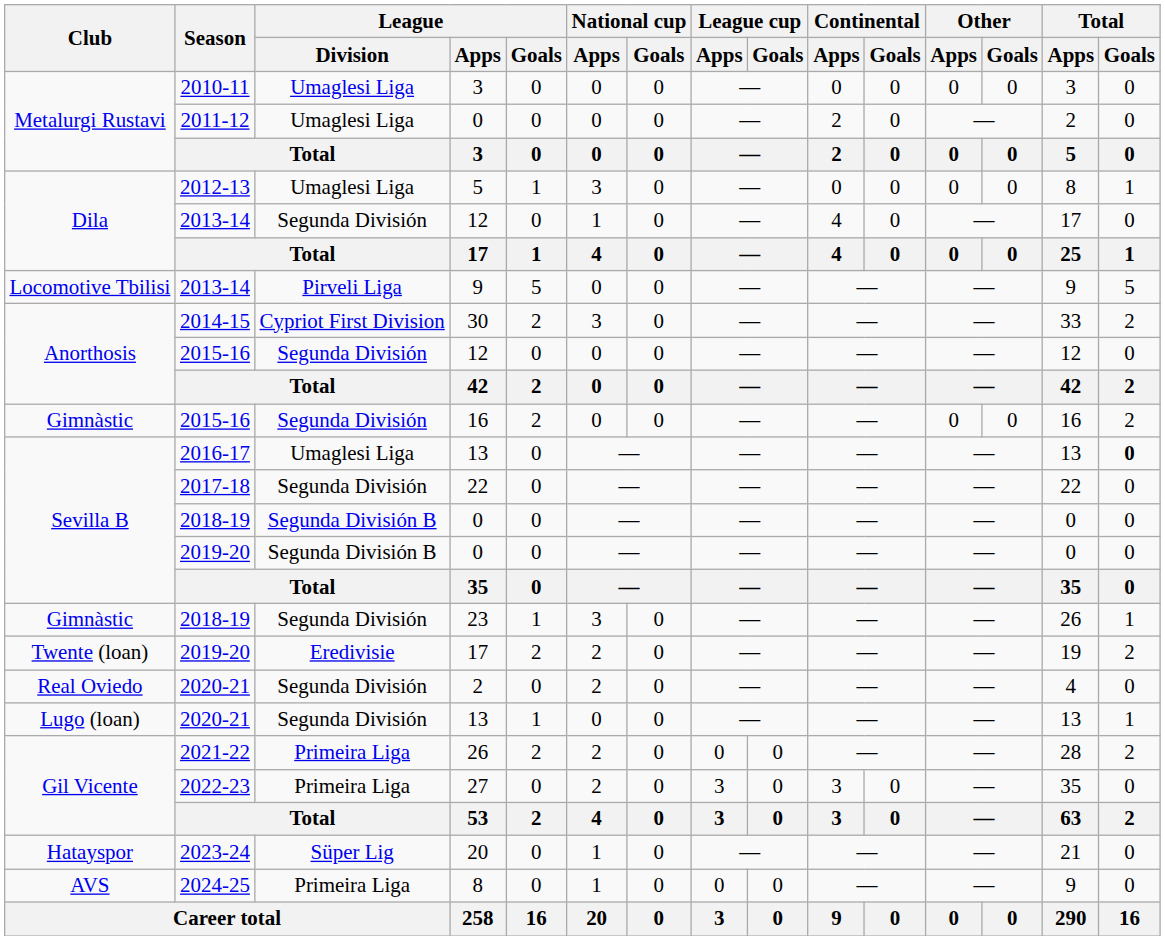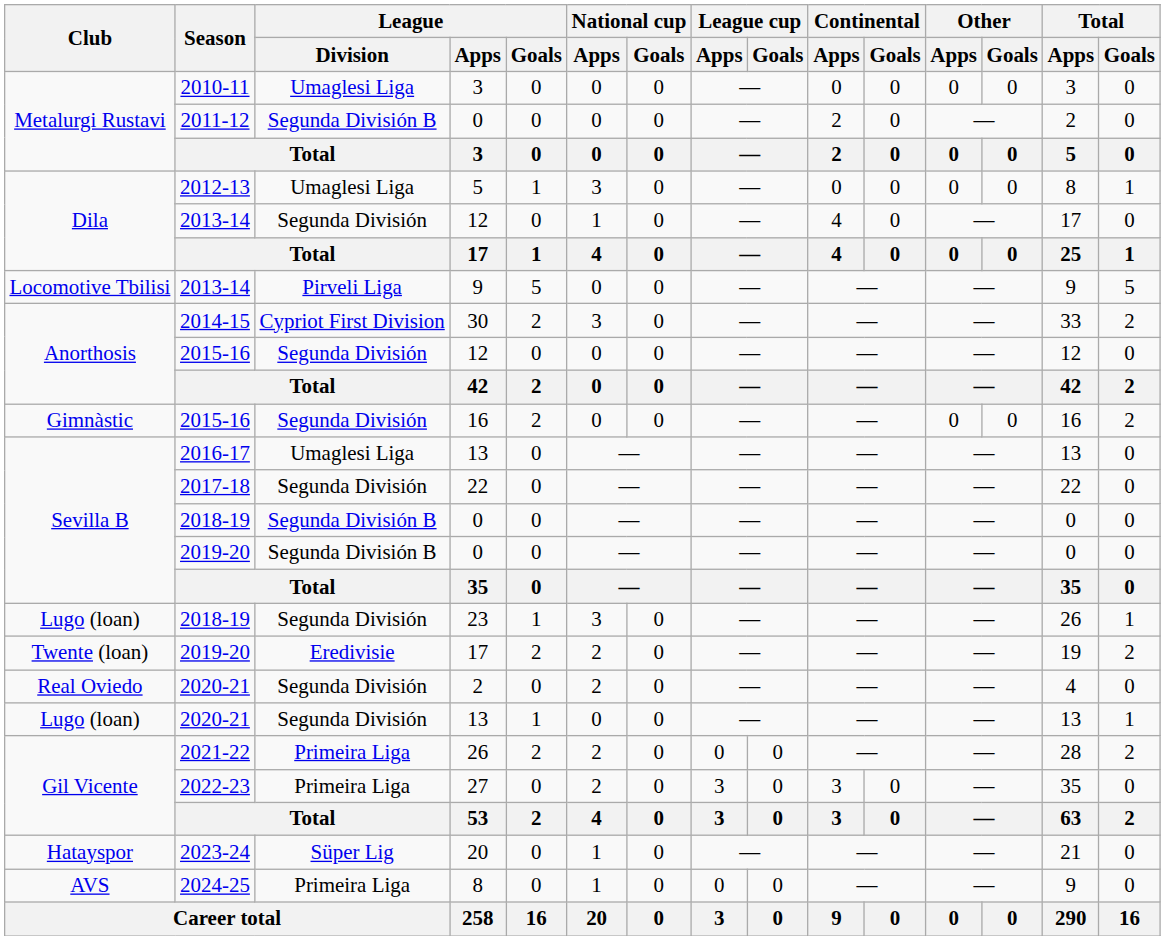(352, 120) Umaglesi Liga -> (352, 120) Segunda División B
(1129, 453) bold -> (1129, 453) normal
(90, 619) Gimnàstic -> (90, 619) Lugo (loan)
